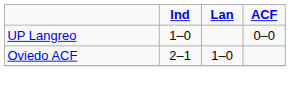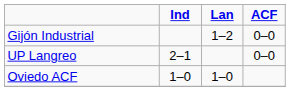+ row: (51, 36)
(180, 36) 1–0 -> (180, 56) 2–1
(180, 56) 2–1 -> (180, 77) 1–0
